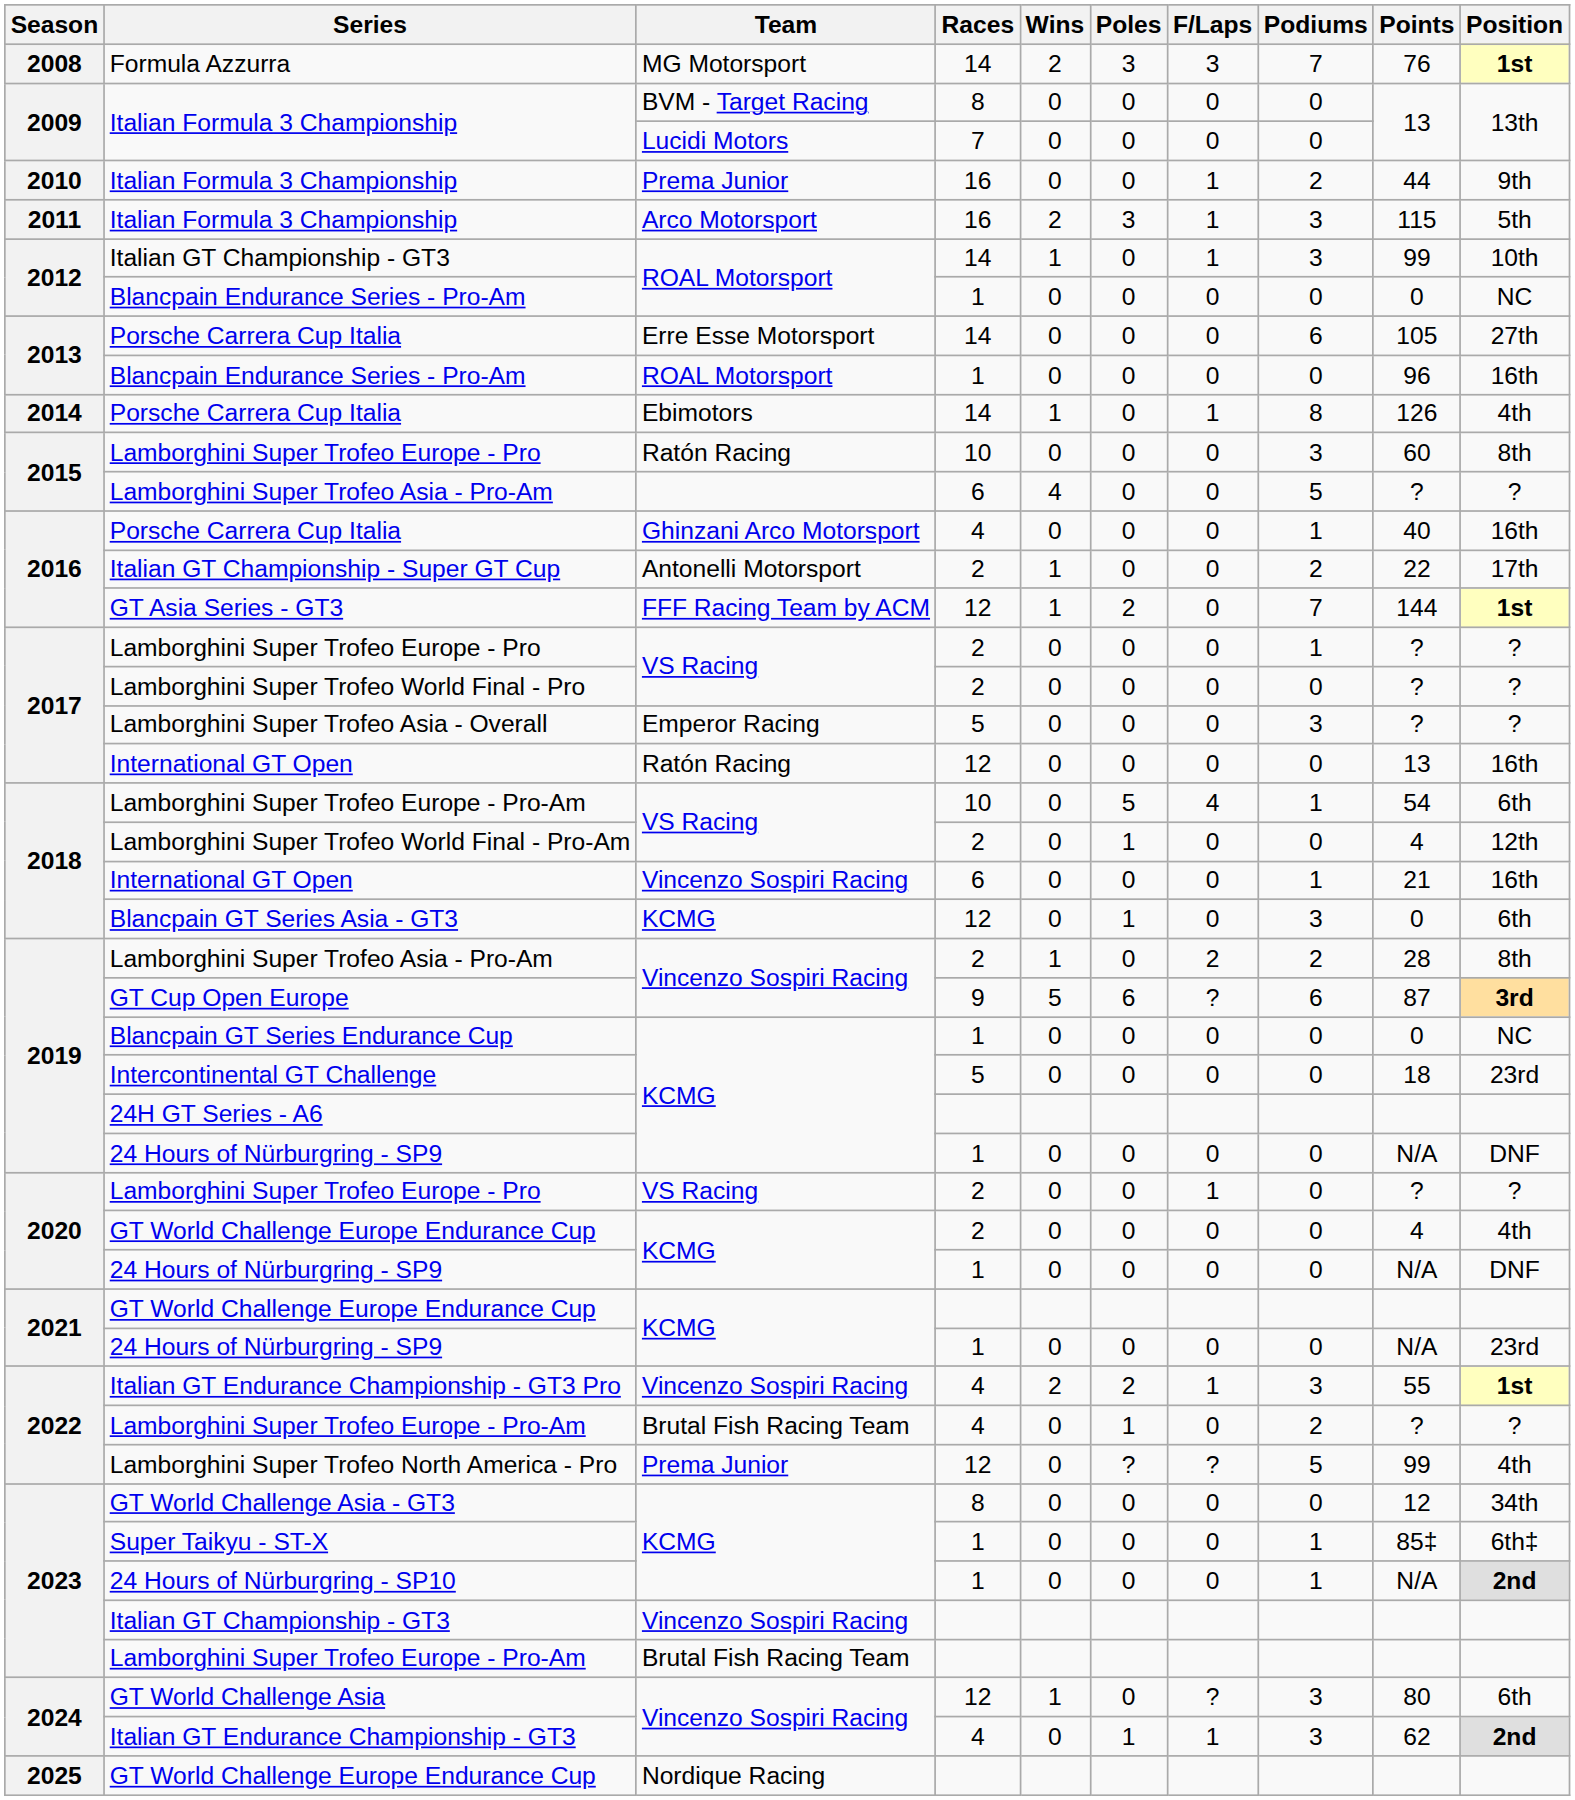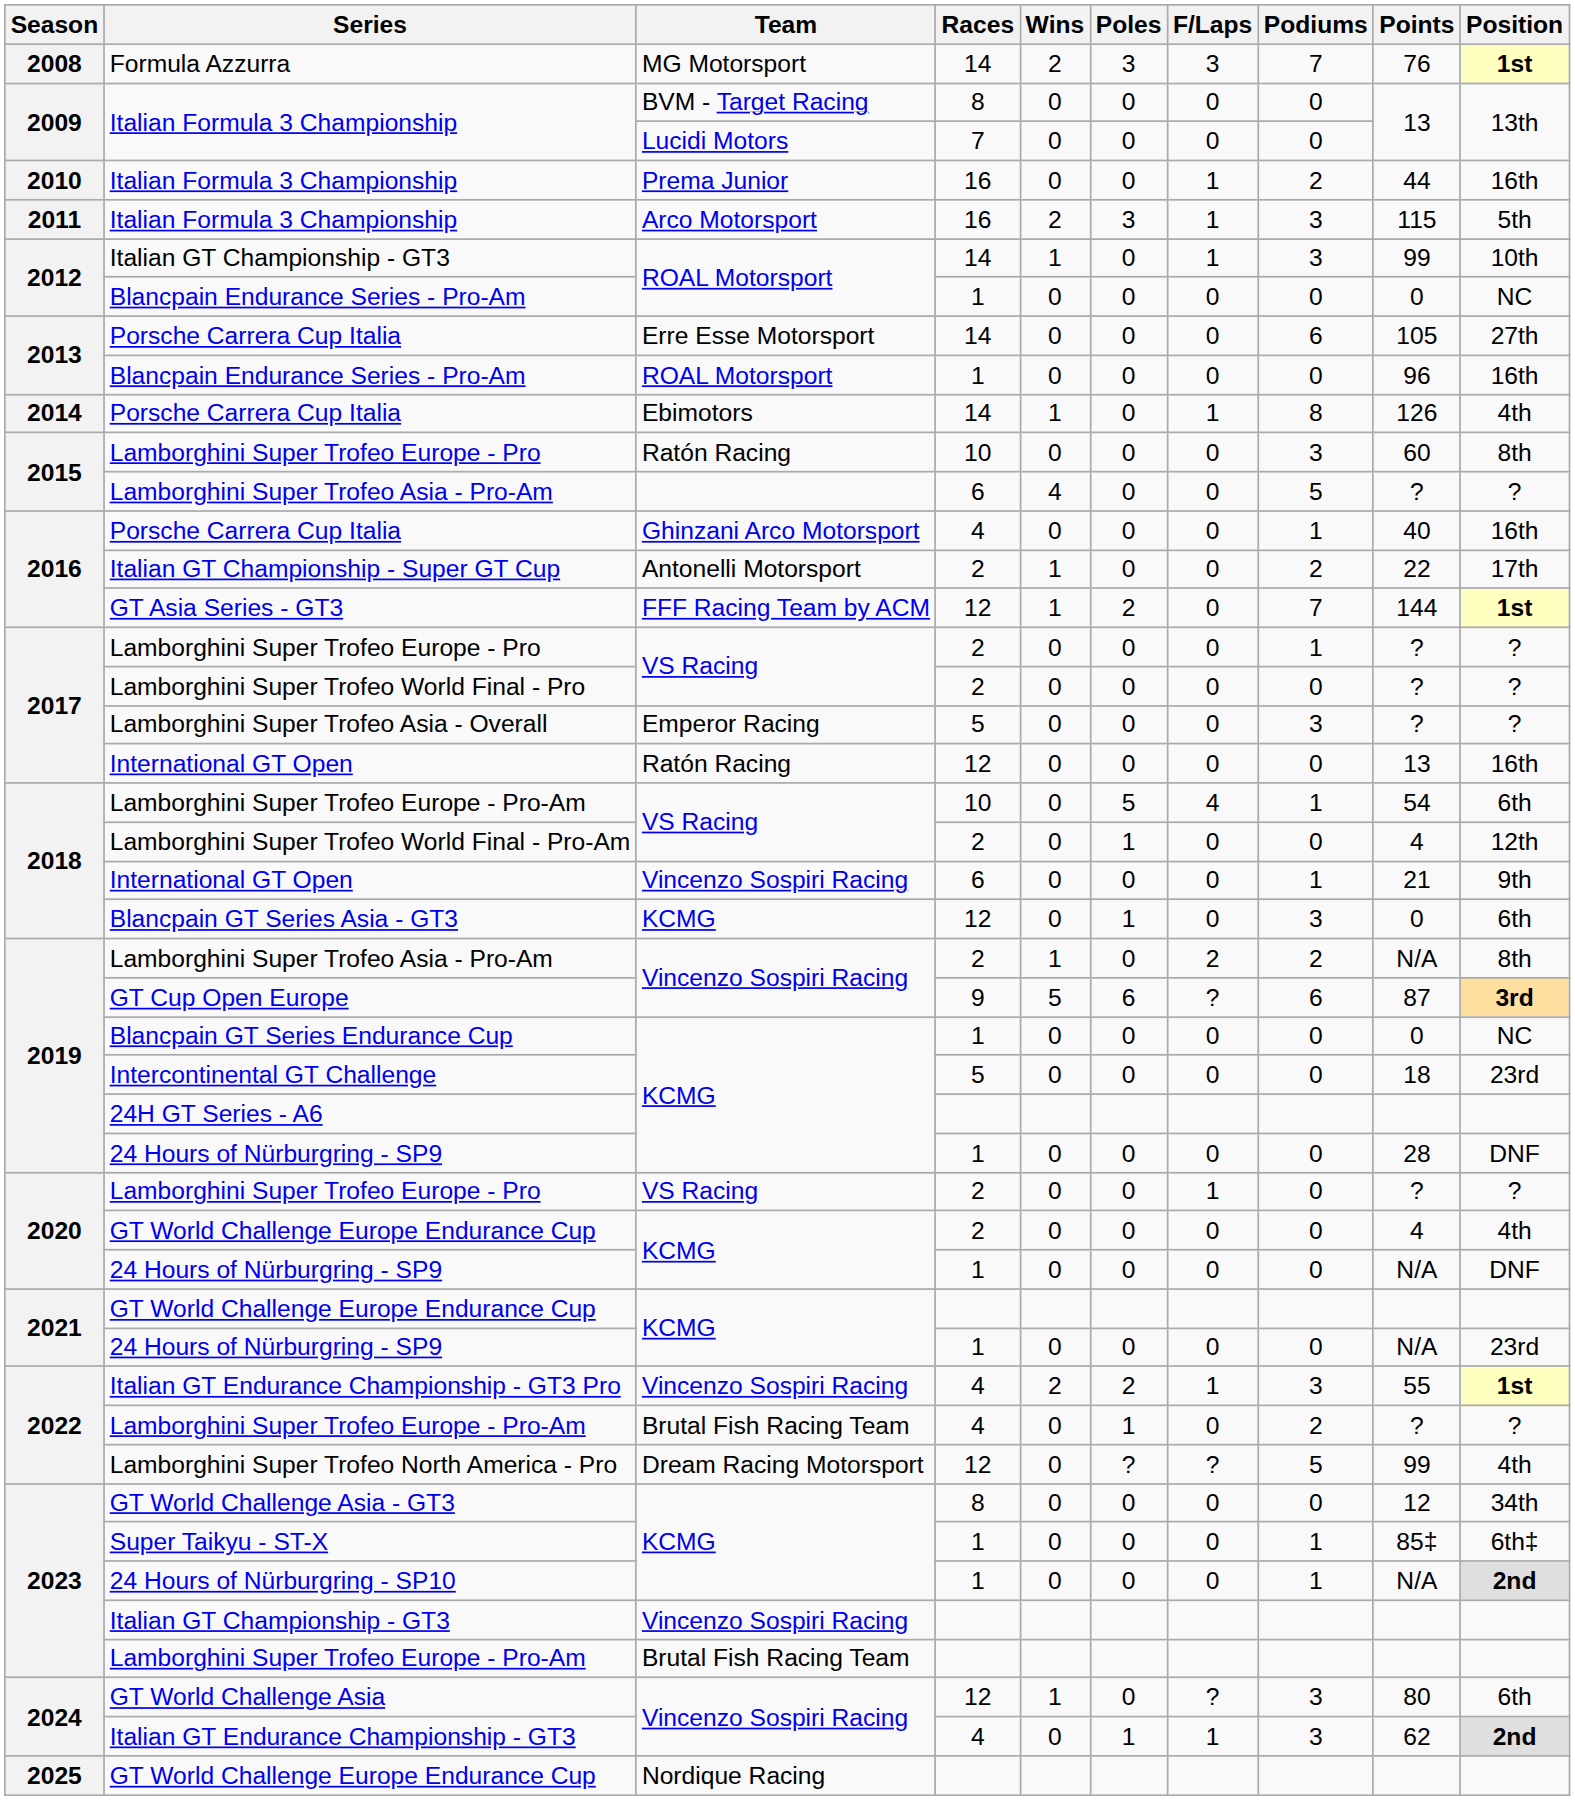(1515, 180) 9th -> (1515, 180) 16th
(1515, 881) 16th -> (1515, 881) 9th
(1417, 958) 28 -> (1417, 958) N/A
(1417, 1153) N/A -> (1417, 1153) 28
(715, 1464) Prema Junior -> (783, 1464) Dream Racing Motorsport
